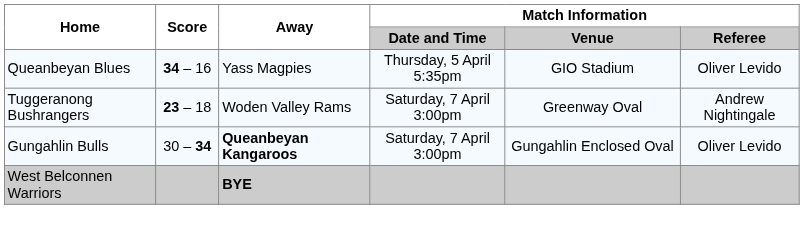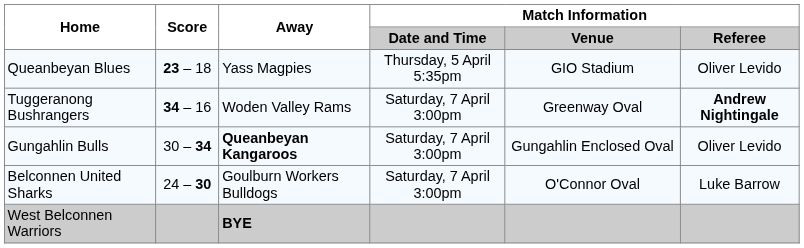(187, 68) 34 – 16 -> (187, 68) 23 – 18
(187, 107) 23 – 18 -> (187, 107) 34 – 16
(740, 107) normal -> (740, 107) bold
+ row: (64, 184)
